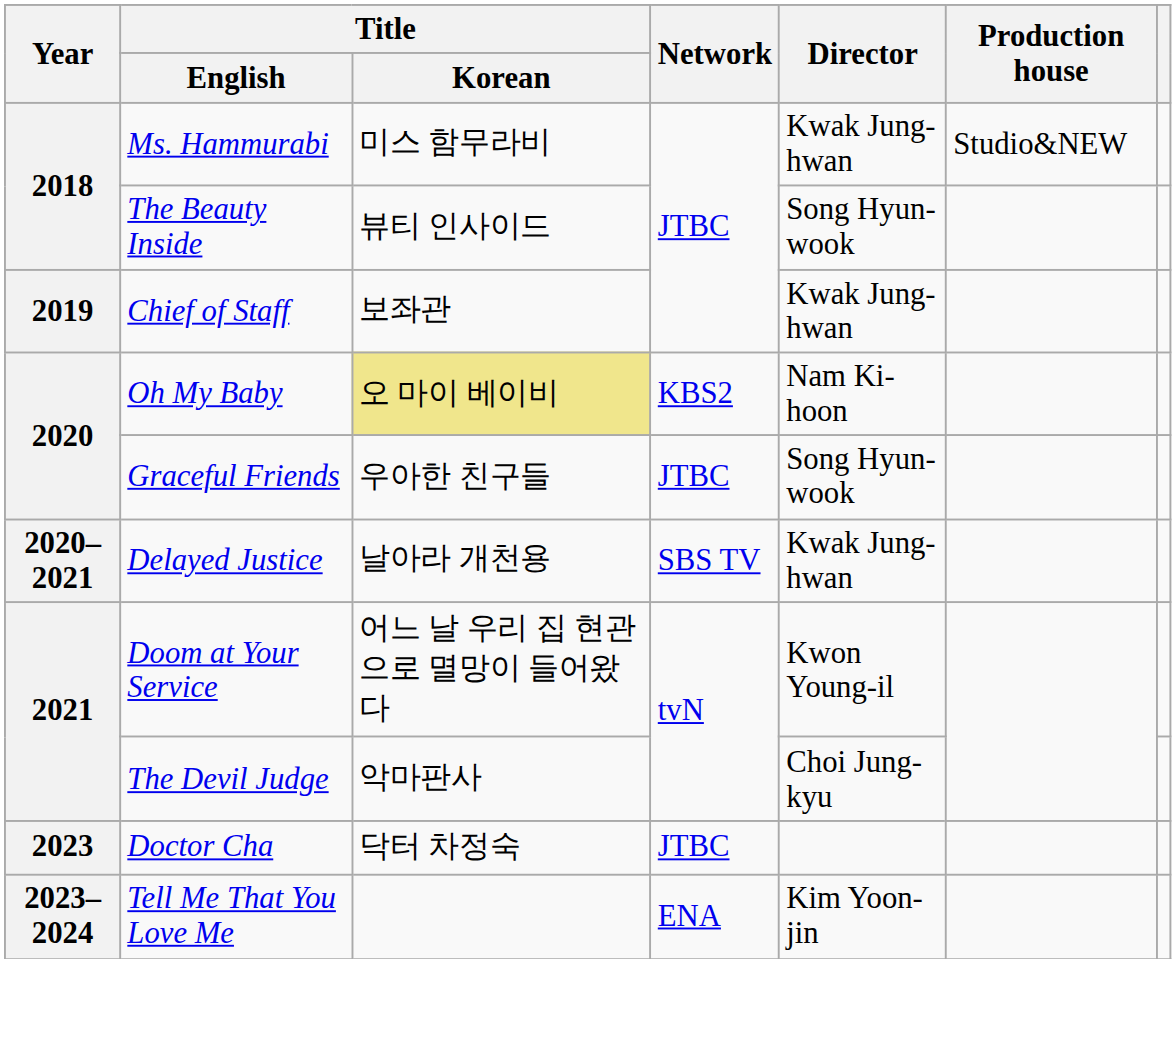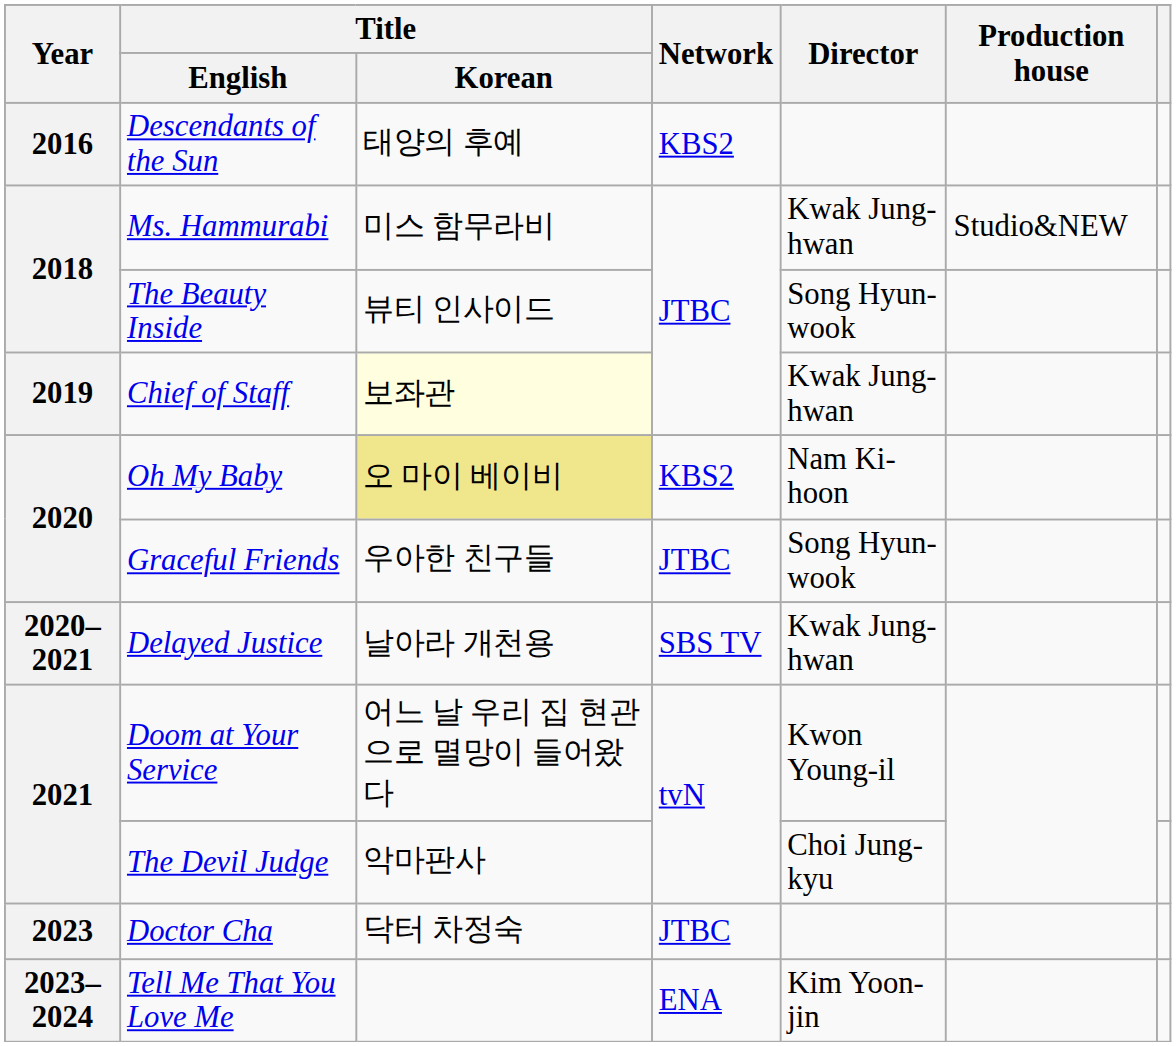+ row: (221, 143)
(405, 309) no background -> (409, 392) lightyellow background
